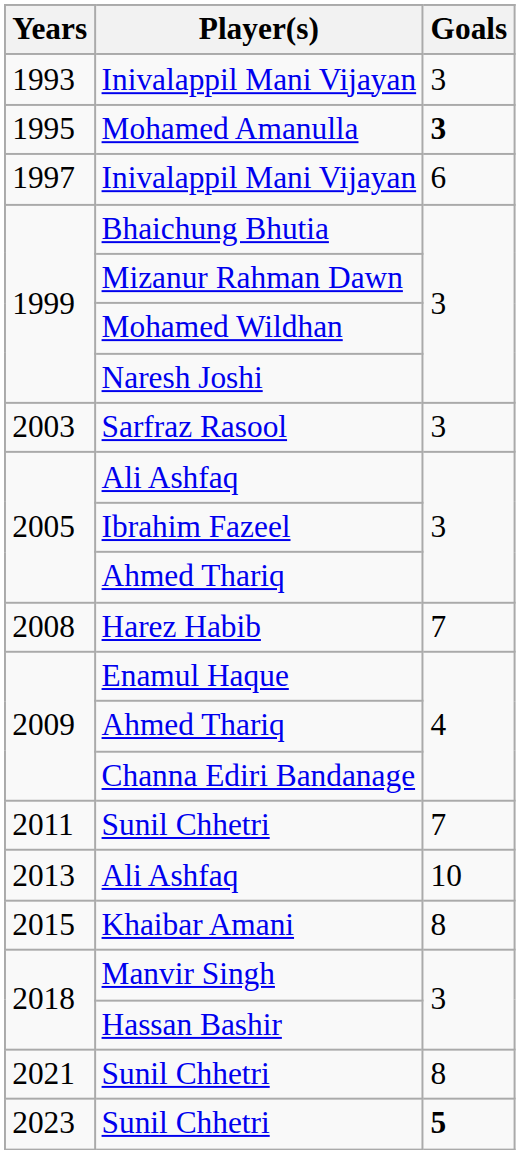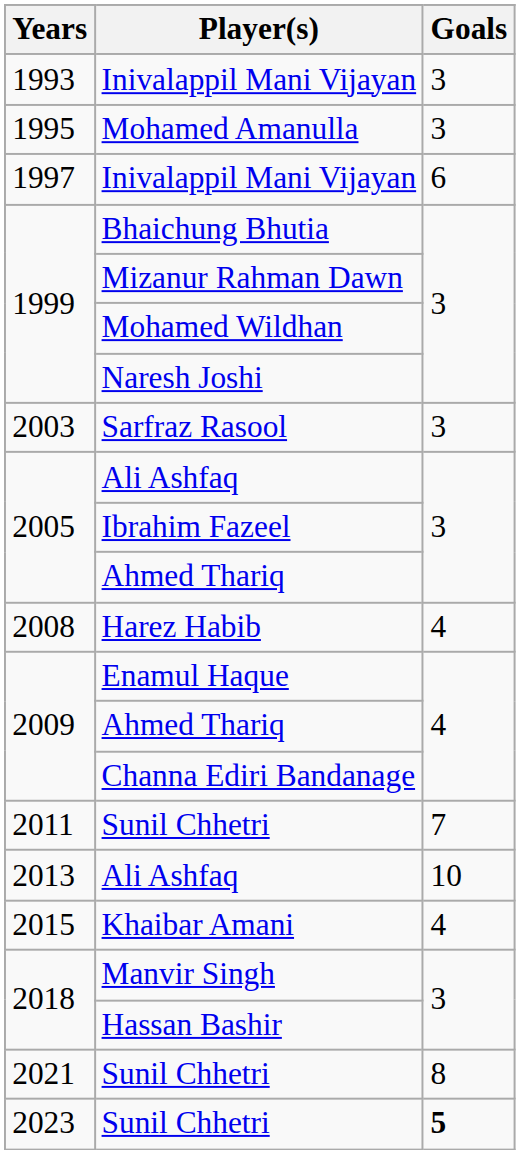(438, 128) bold -> (438, 128) normal
(438, 626) 7 -> (438, 626) 4
(438, 924) 8 -> (438, 924) 4
